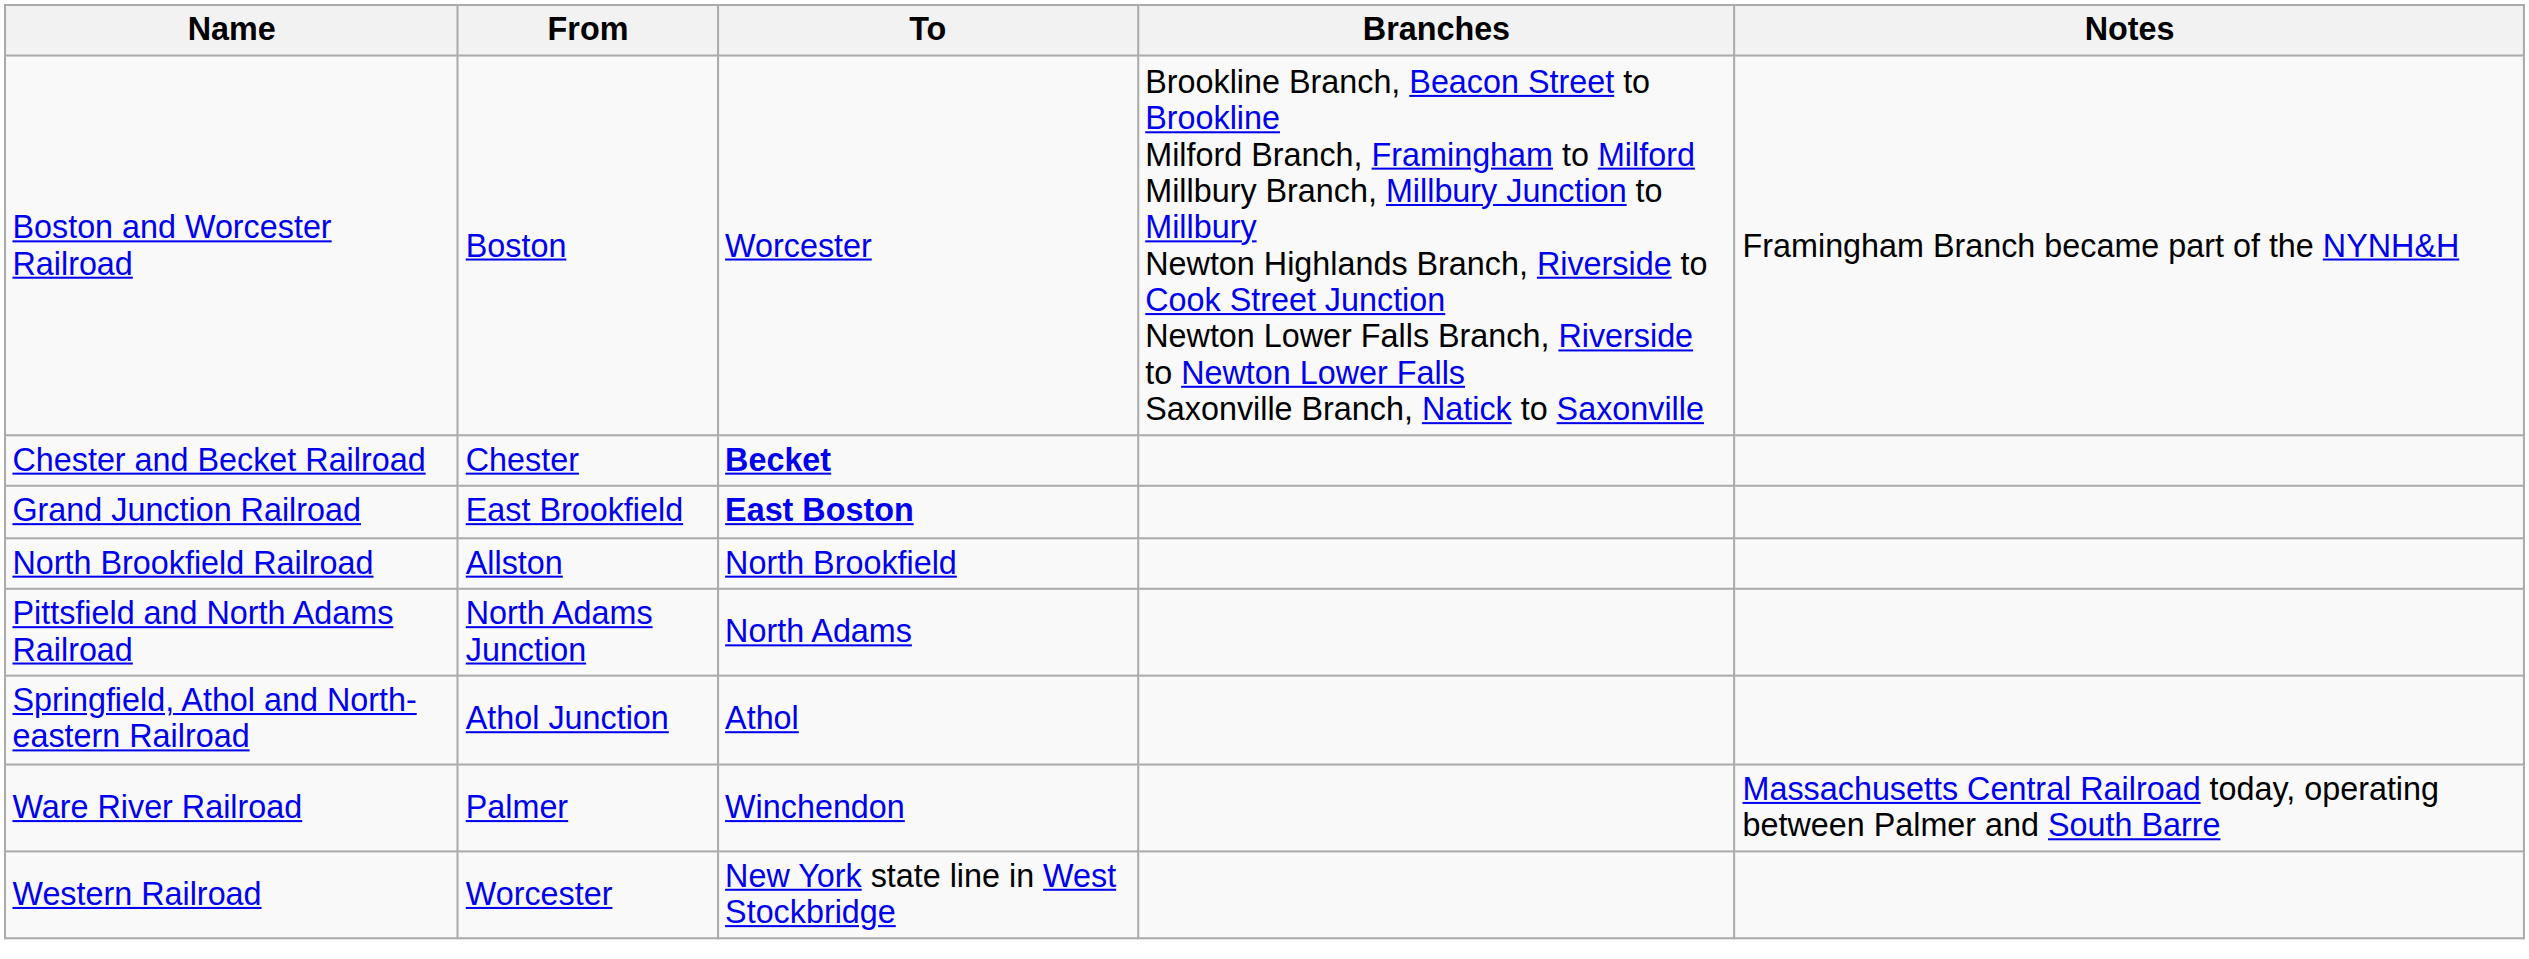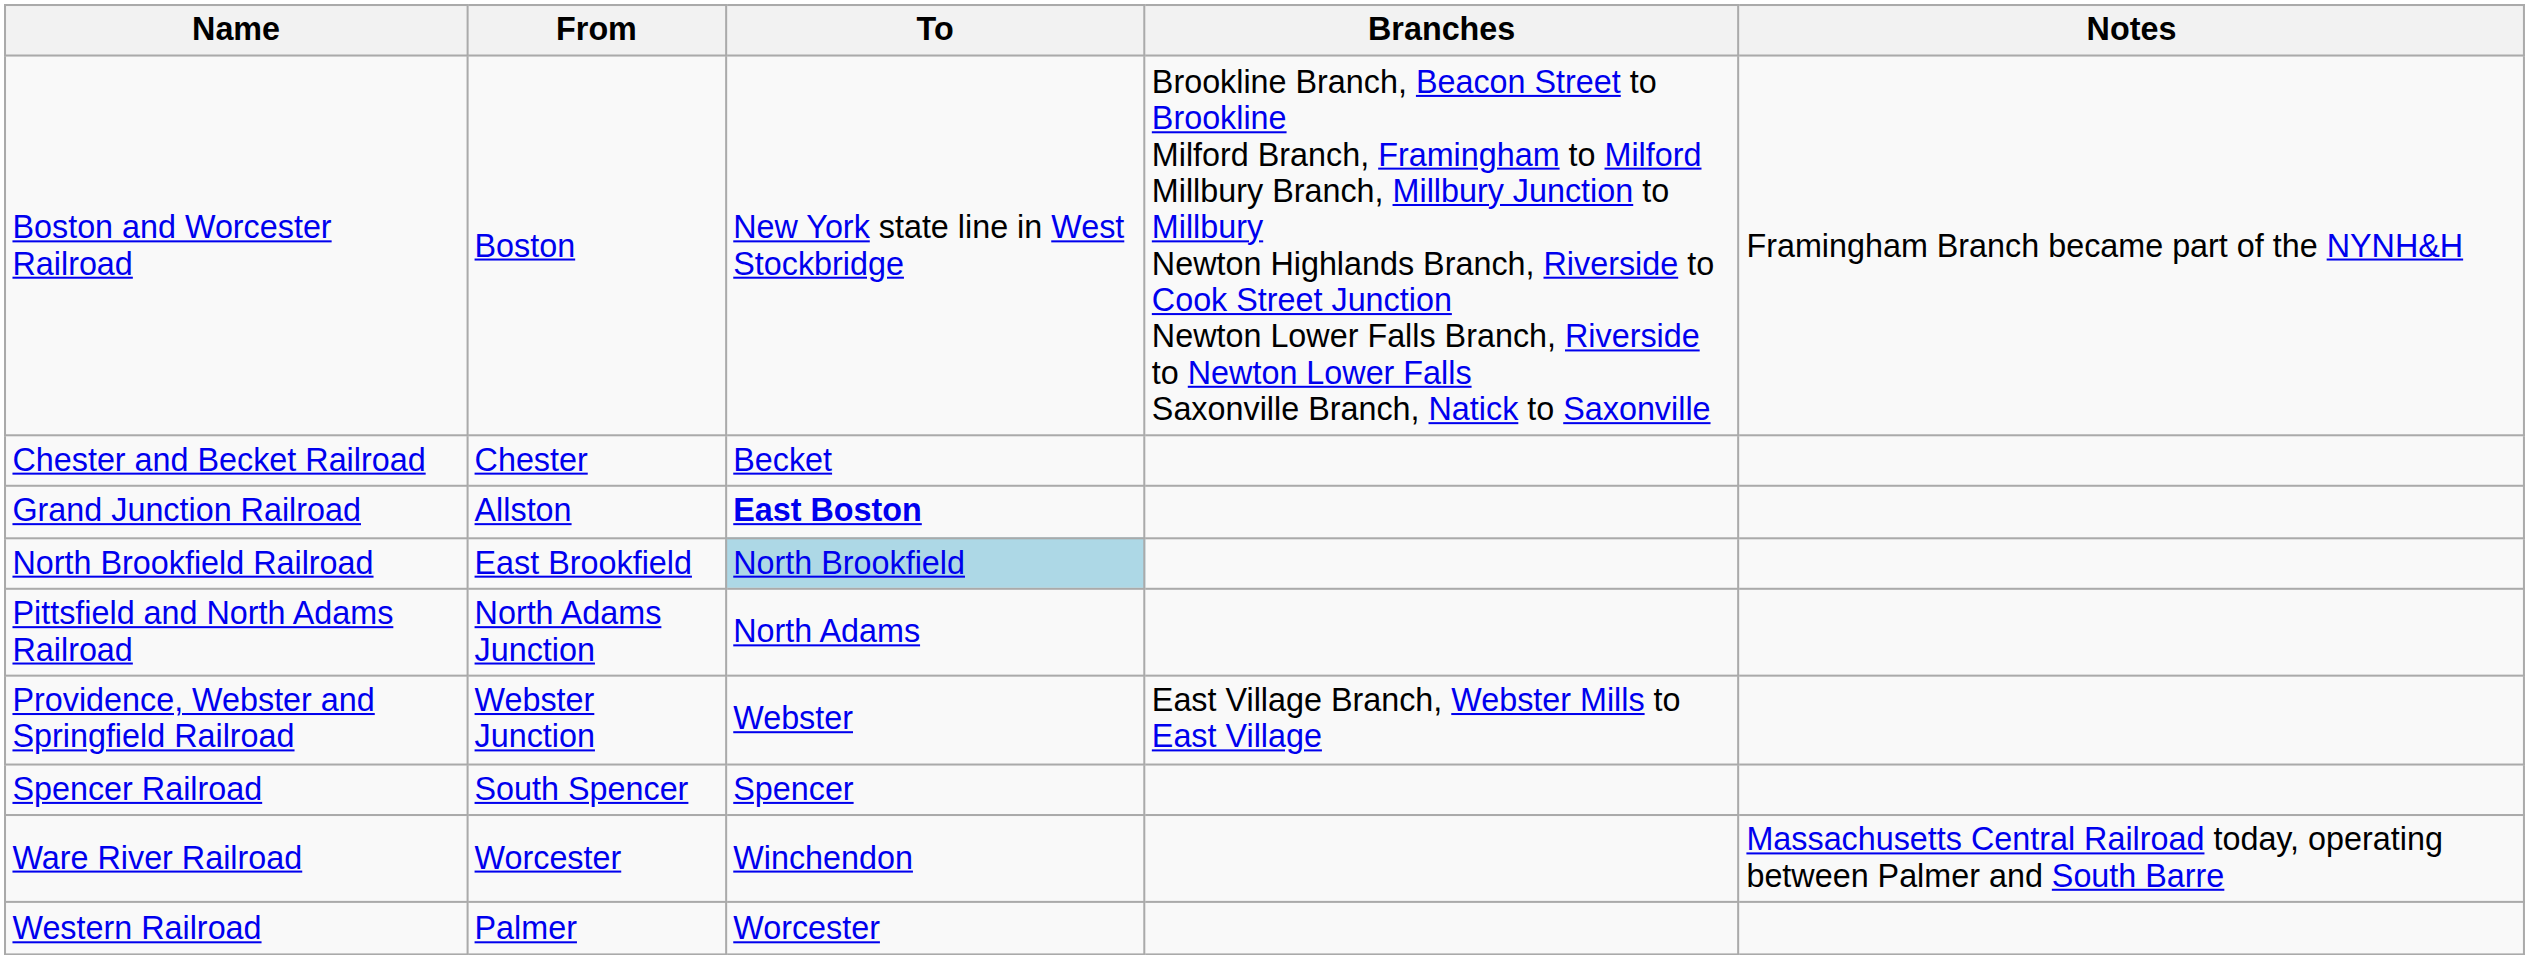(798, 245) Worcester -> (929, 245) New York state line in West Stockbridge
(778, 459) bold -> (783, 459) normal
(574, 511) East Brookfield -> (523, 511) Allston
(514, 562) Allston -> (583, 562) East Brookfield
(841, 562) no background -> (849, 562) lightblue background
+ row: (194, 719)
+ row: (137, 788)
- row: (215, 719)
(517, 807) Palmer -> (548, 858) Worcester
(539, 894) Worcester -> (526, 927) Palmer
(921, 894) New York state line in West Stockbridge -> (807, 927) Worcester
